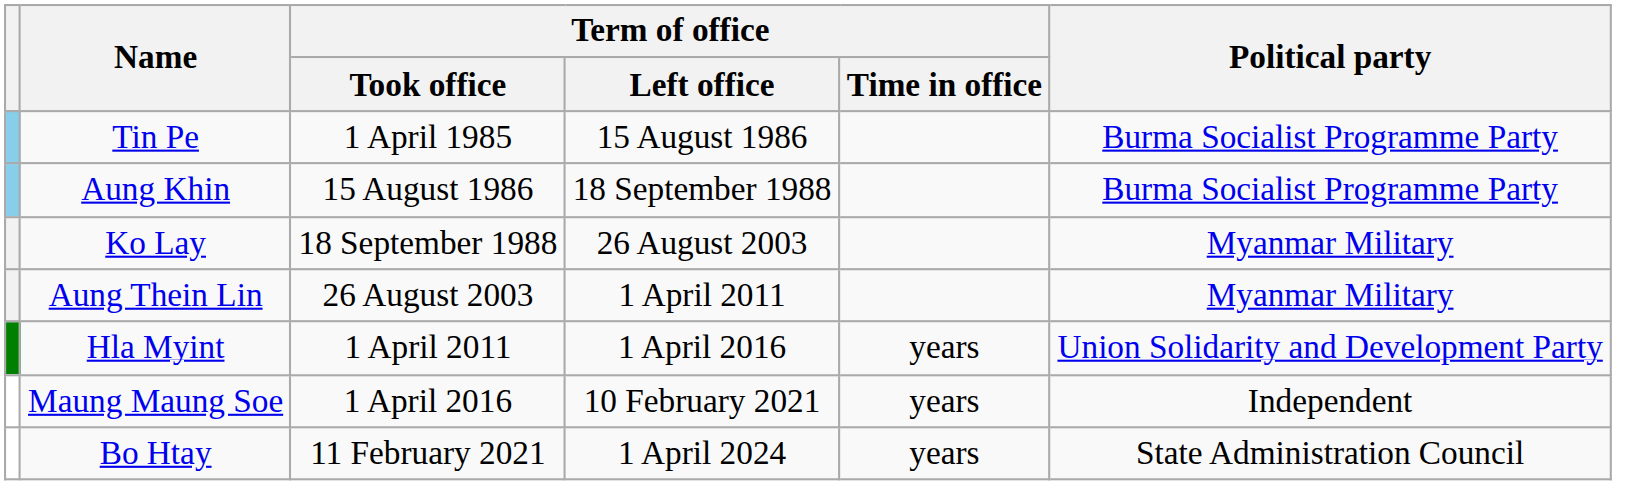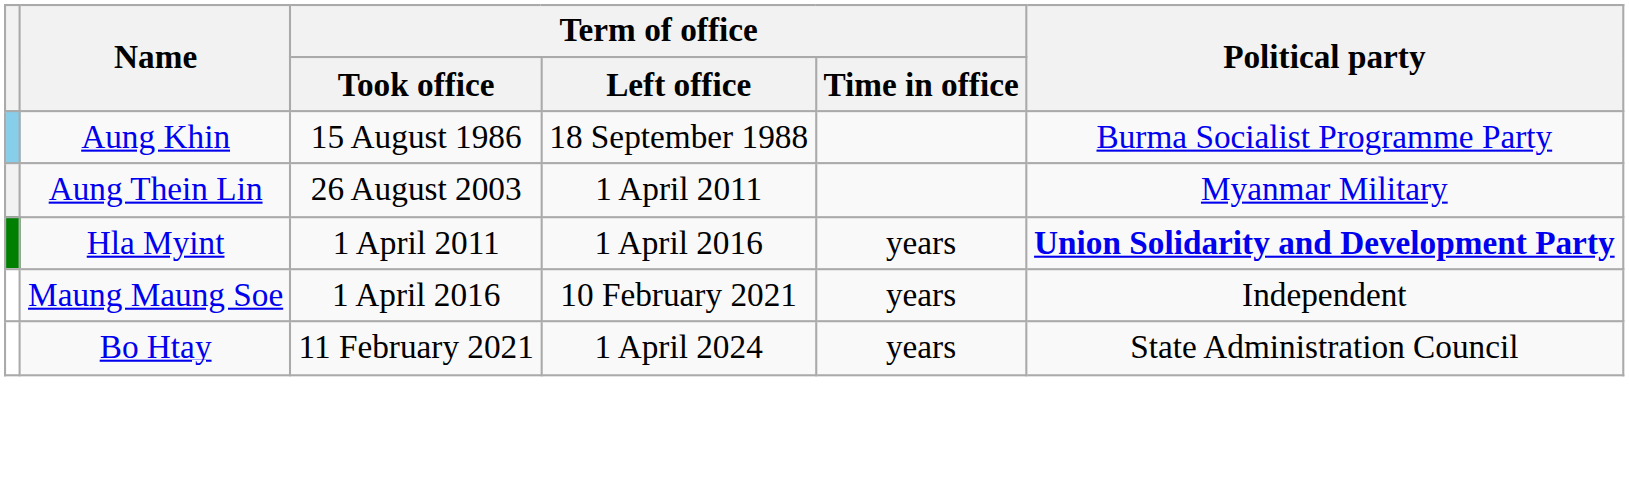- row: (156, 136)
- row: (156, 242)
(1330, 347) normal -> (1324, 242) bold
